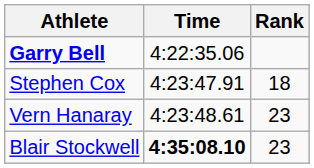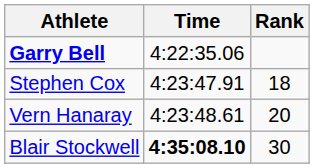(279, 116) 23 -> (279, 116) 20
(279, 147) 23 -> (279, 147) 30
